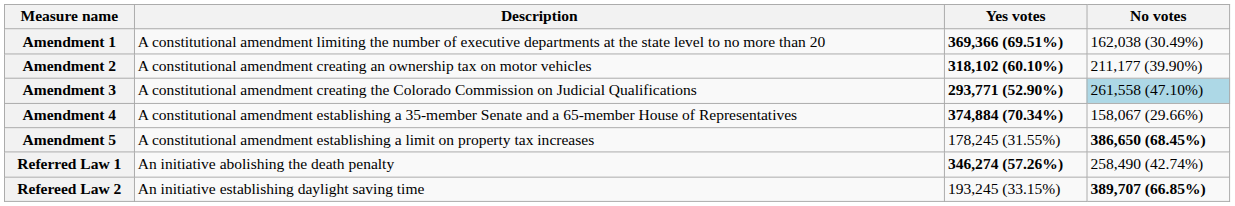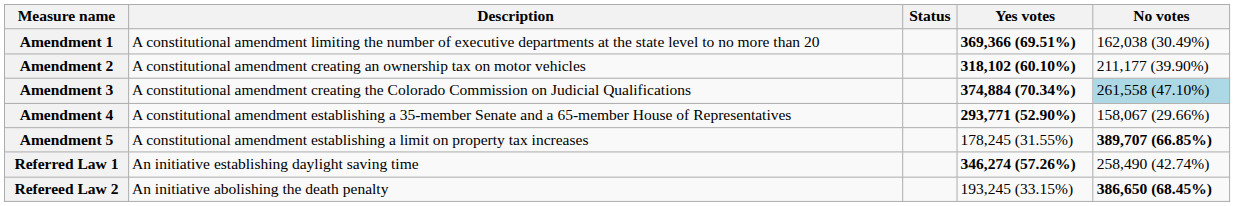+ column: (930, 16)
(1006, 90) 293,771 (52.90%) -> (1018, 90) 374,884 (70.34%)
(1006, 115) 374,884 (70.34%) -> (1018, 115) 293,771 (52.90%)
(1148, 139) 386,650 (68.45%) -> (1154, 139) 389,707 (66.85%)
(266, 164) An initiative abolishing the death penalty -> (275, 164) An initiative establishing daylight saving time
(281, 189) An initiative establishing daylight saving time -> (260, 189) An initiative abolishing the death penalty
(1148, 189) 389,707 (66.85%) -> (1154, 189) 386,650 (68.45%)
